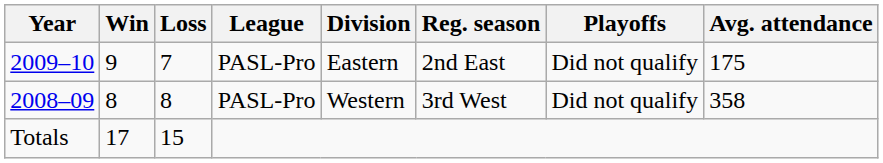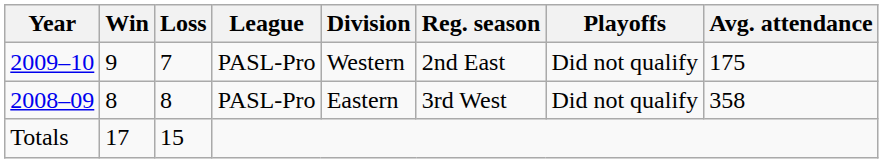(363, 61) Eastern -> (366, 61) Western
(366, 99) Western -> (363, 99) Eastern
